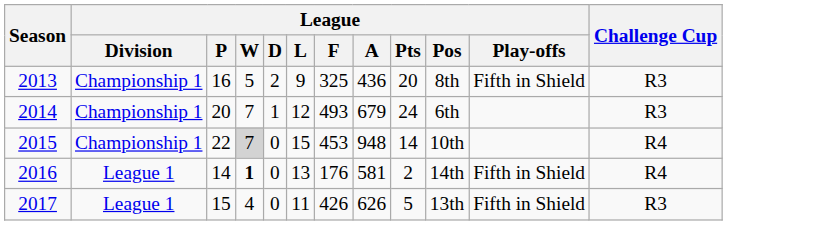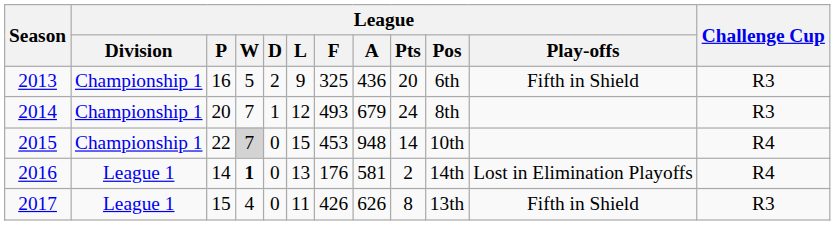(447, 81) 8th -> (447, 81) 6th
(447, 111) 6th -> (447, 111) 8th
(529, 173) Fifth in Shield -> (583, 173) Lost in Elimination Playoffs
(408, 204) 5 -> (408, 204) 8
